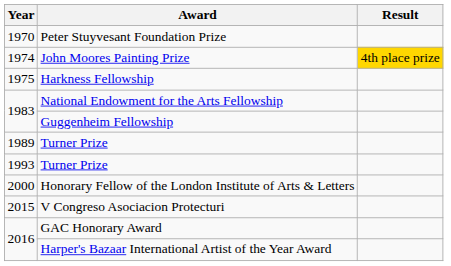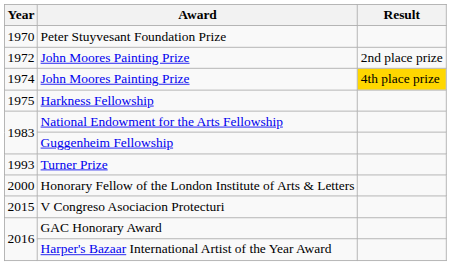+ row: (21, 57)
- row: (21, 143)
